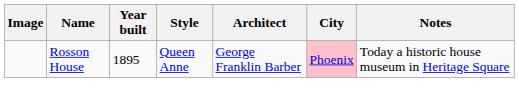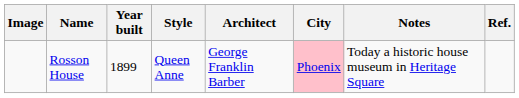+ column: (499, 22)
(126, 59) 1895 -> (123, 66) 1899
